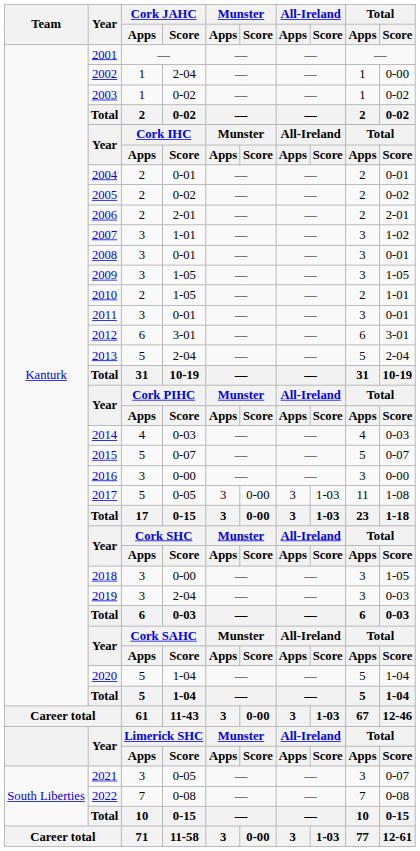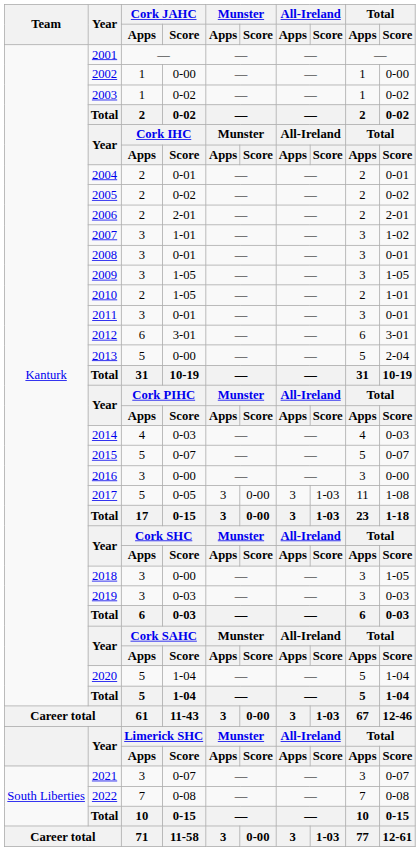(184, 74) 2-04 -> (184, 74) 0-00
(184, 355) 2-04 -> (184, 355) 0-00
(184, 595) 2-04 -> (184, 595) 0-03
(184, 776) 0-05 -> (184, 776) 0-07
